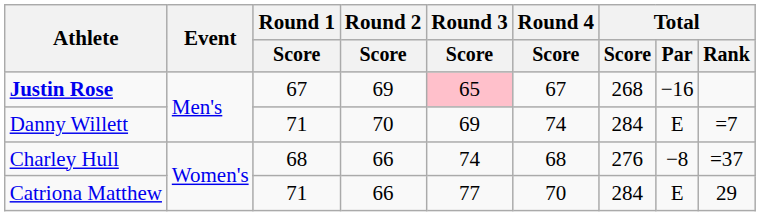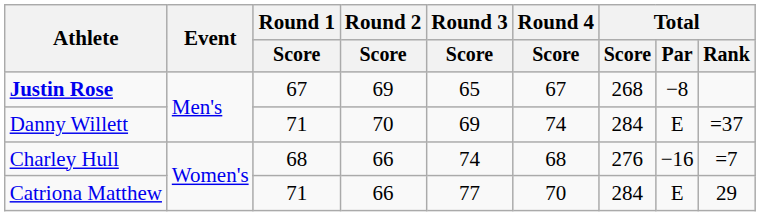(469, 89) pink background -> (469, 89) no background
(677, 89) −16 -> (677, 89) −8
(726, 124) =7 -> (726, 124) =37
(677, 159) −8 -> (677, 159) −16
(726, 159) =37 -> (726, 159) =7
